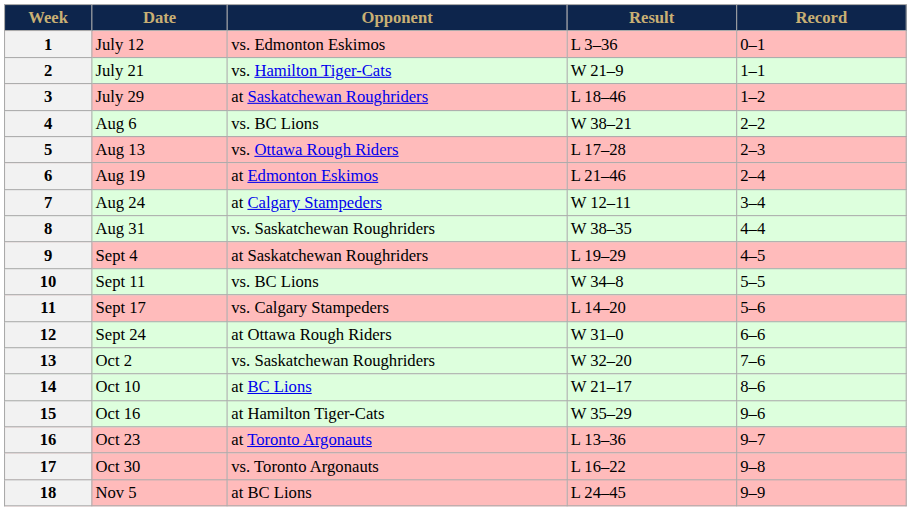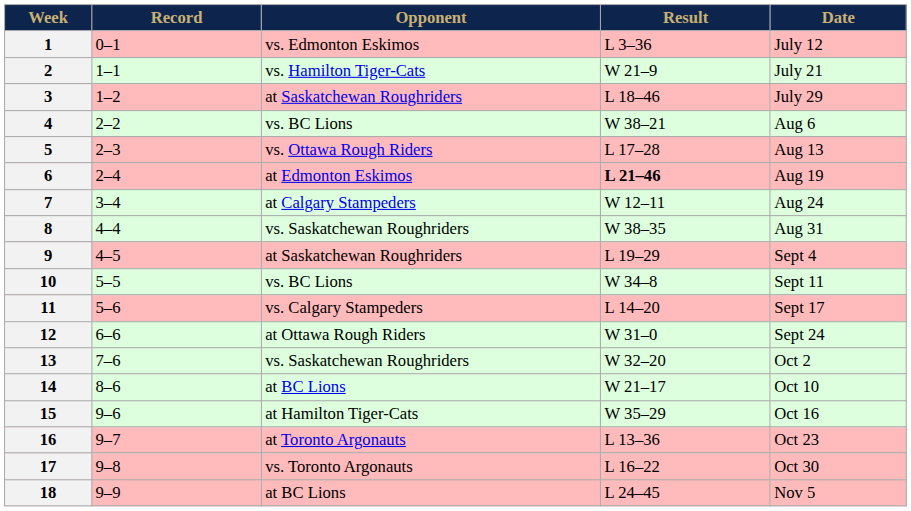columns swapped: (160, 17) <-> (821, 17)
(598, 176) normal -> (633, 176) bold
